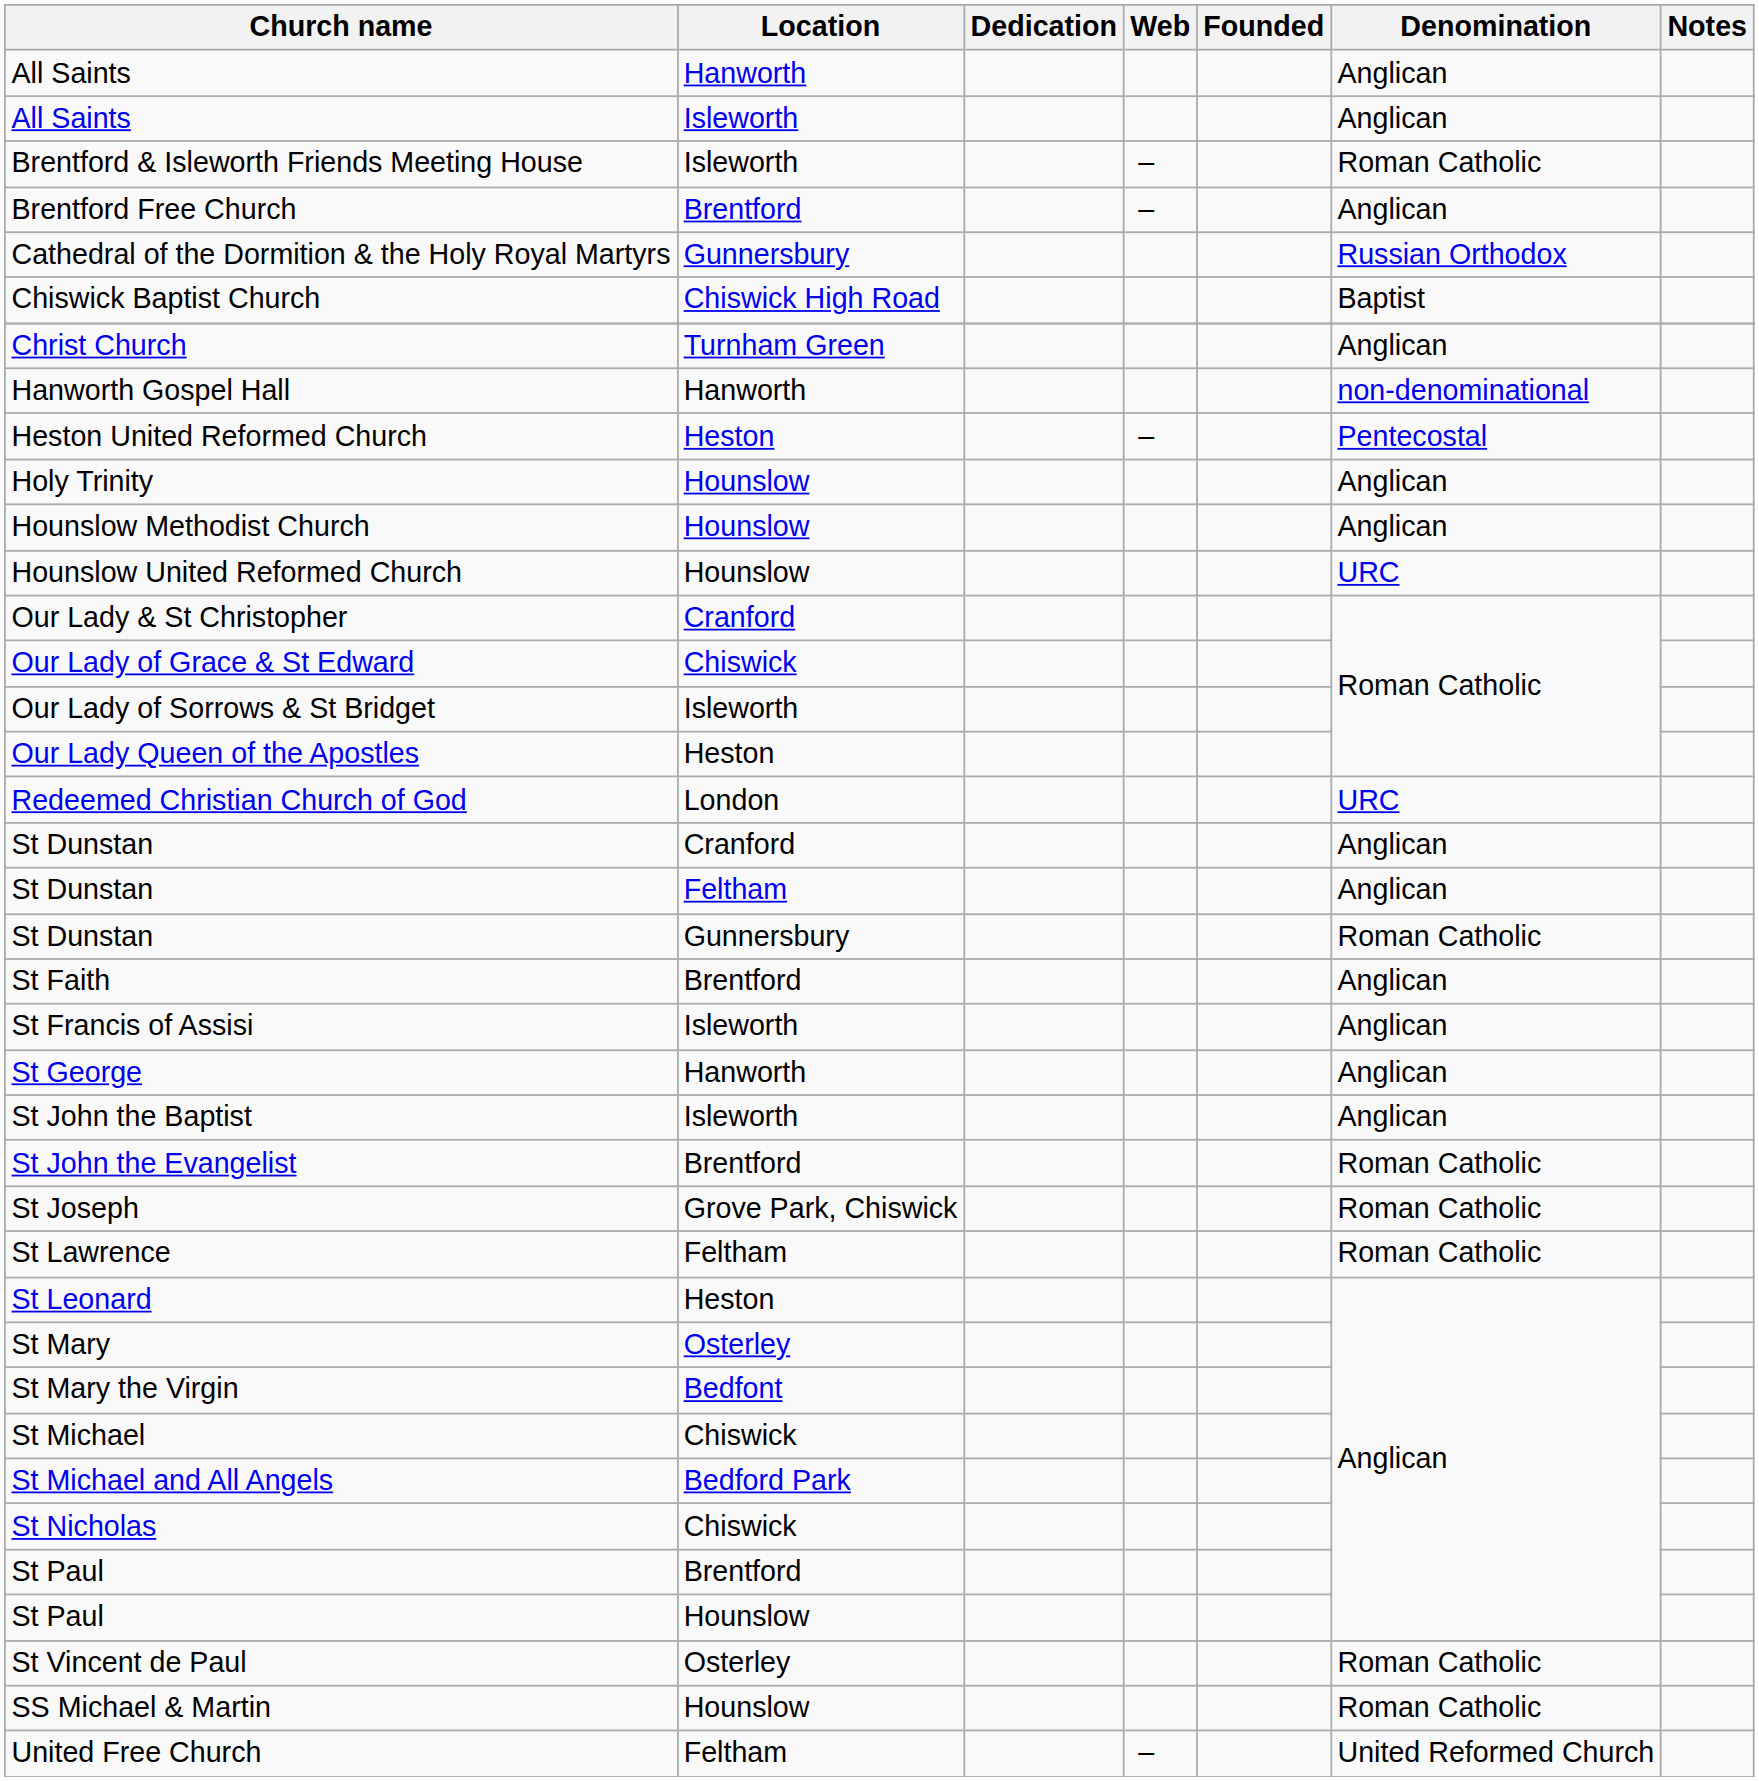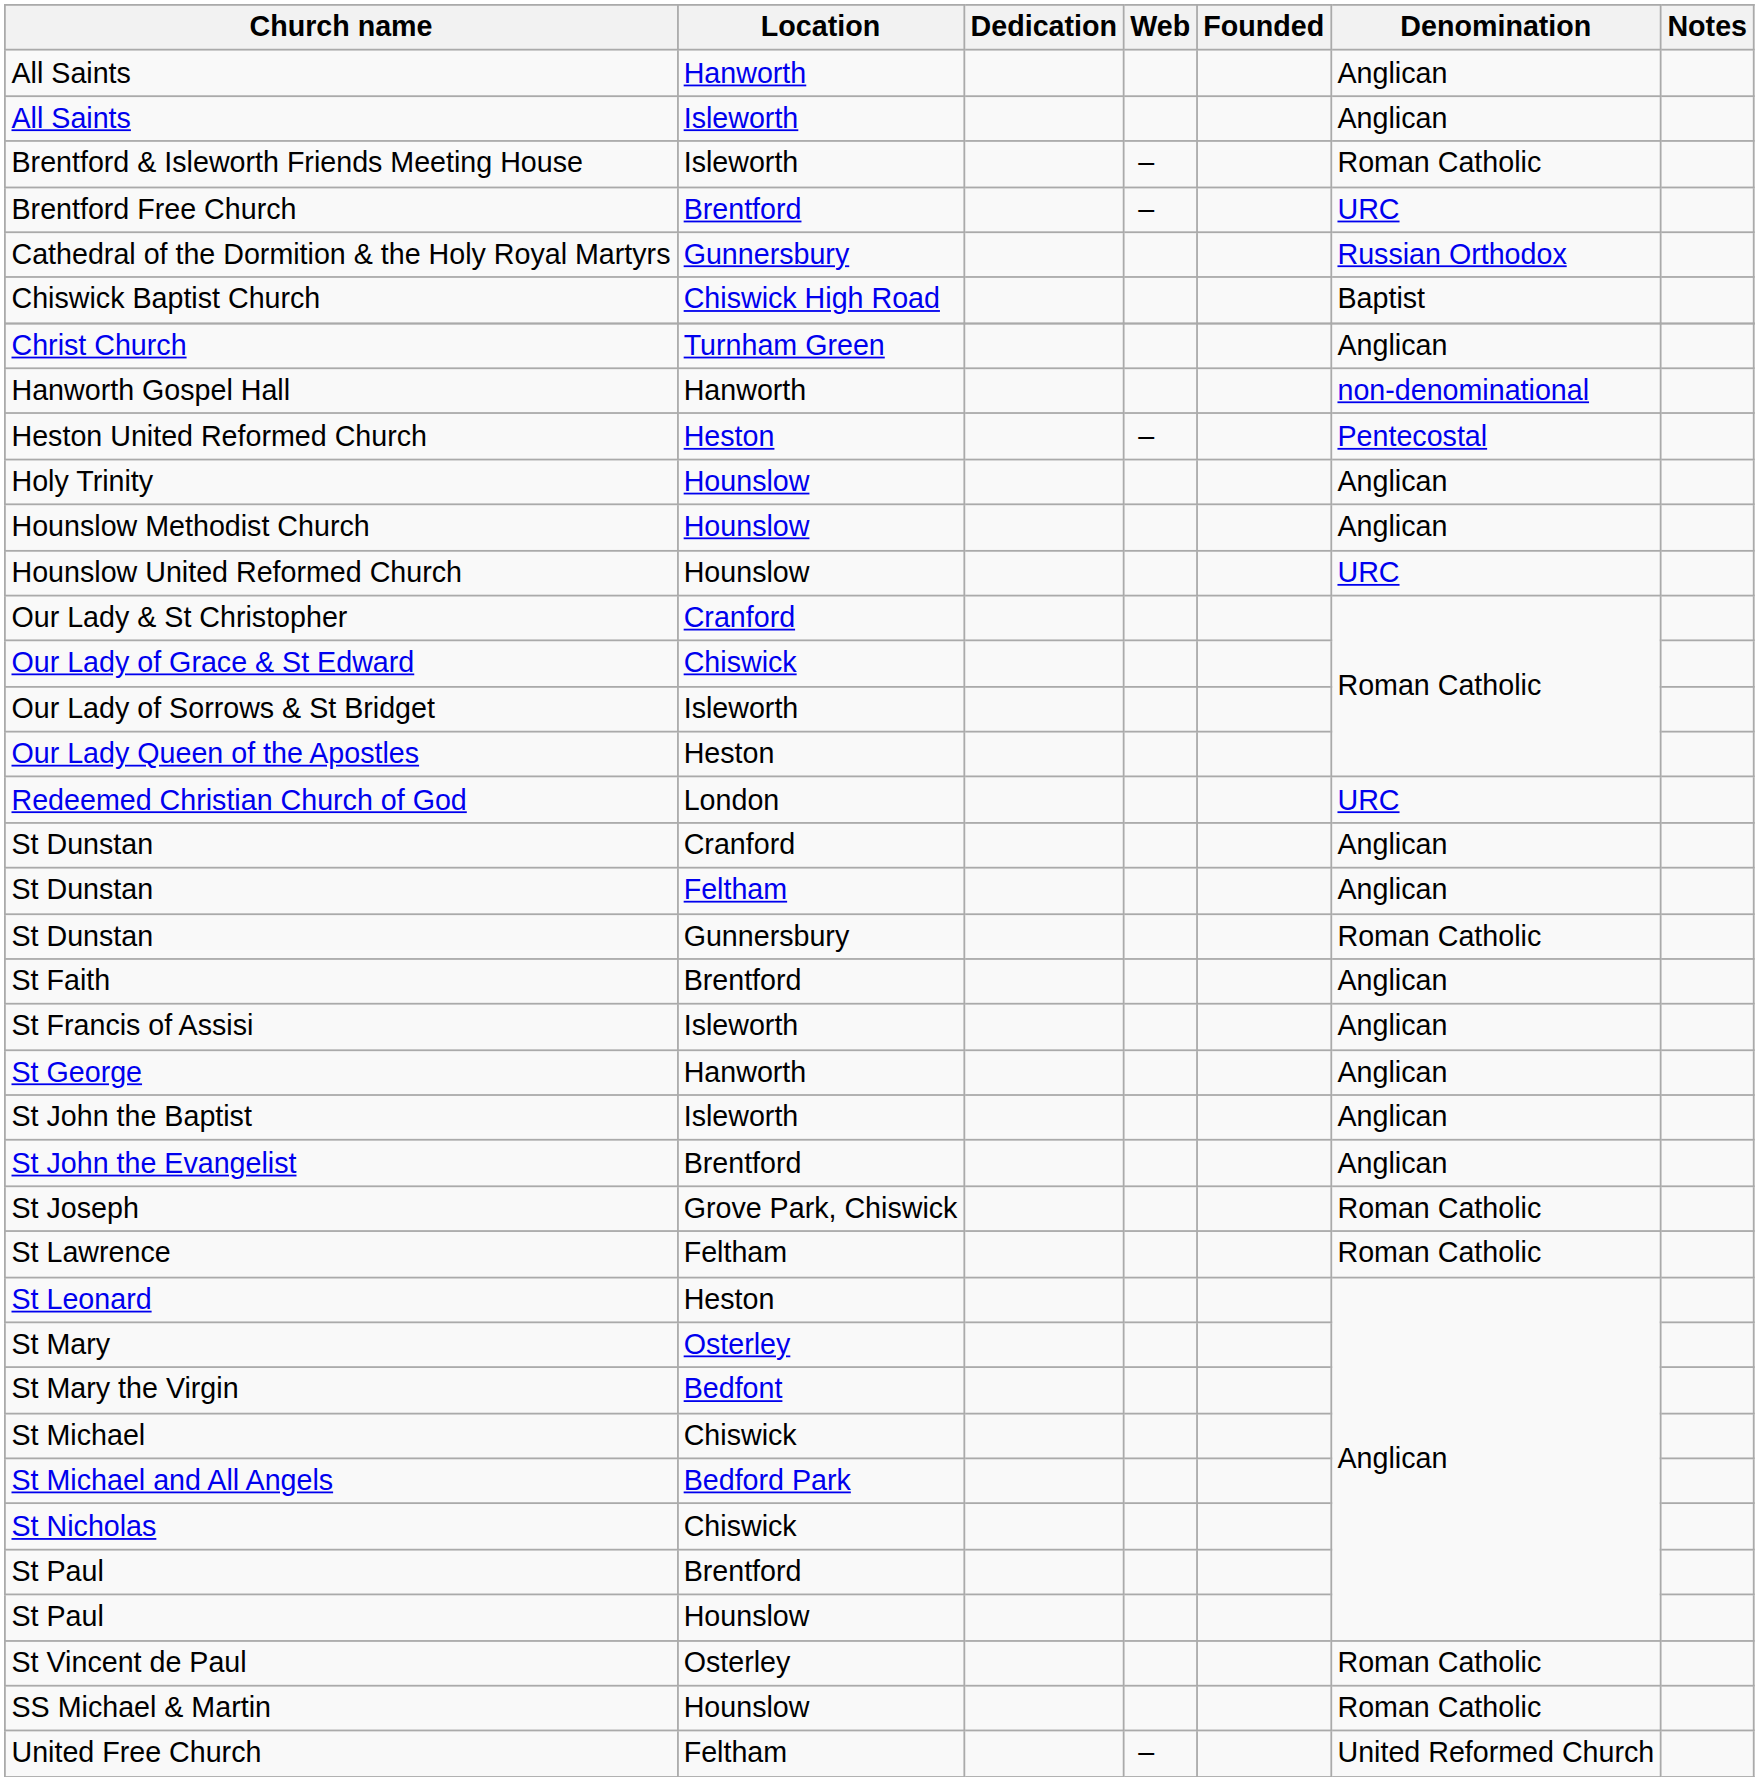(1392, 208) Anglican -> (1368, 208) URC
(1439, 1162) Roman Catholic -> (1392, 1162) Anglican
